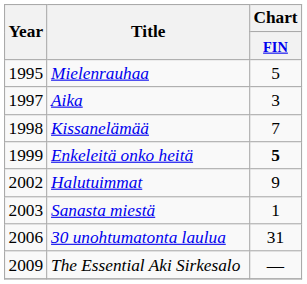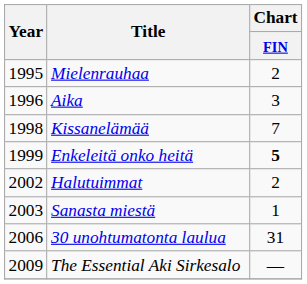(275, 73) 5 -> (275, 73) 2
(26, 100) 1997 -> (26, 100) 1996
(275, 182) 9 -> (275, 182) 2
